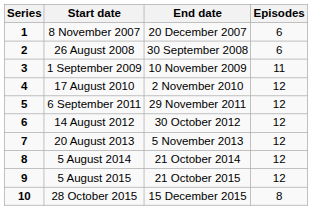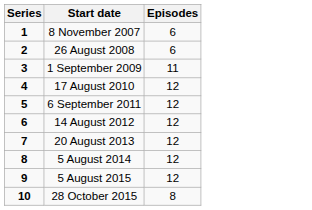- column: (198, 13)
